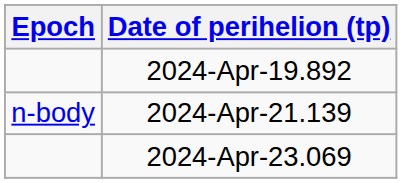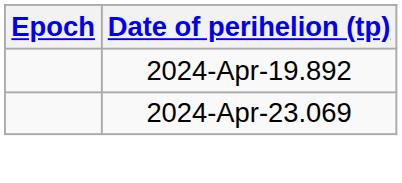- row: (249, 113)
